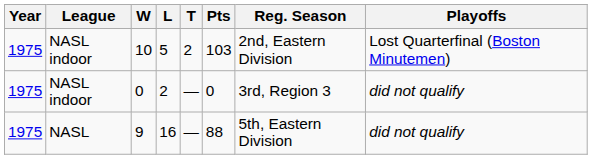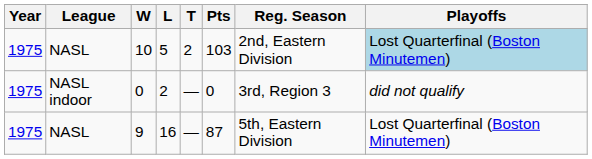(71, 49) NASL indoor -> (69, 49) NASL
(455, 49) no background -> (455, 49) lightblue background
(214, 132) 88 -> (214, 132) 87
(417, 132) did not qualify -> (455, 132) Lost Quarterfinal (Boston Minutemen)
